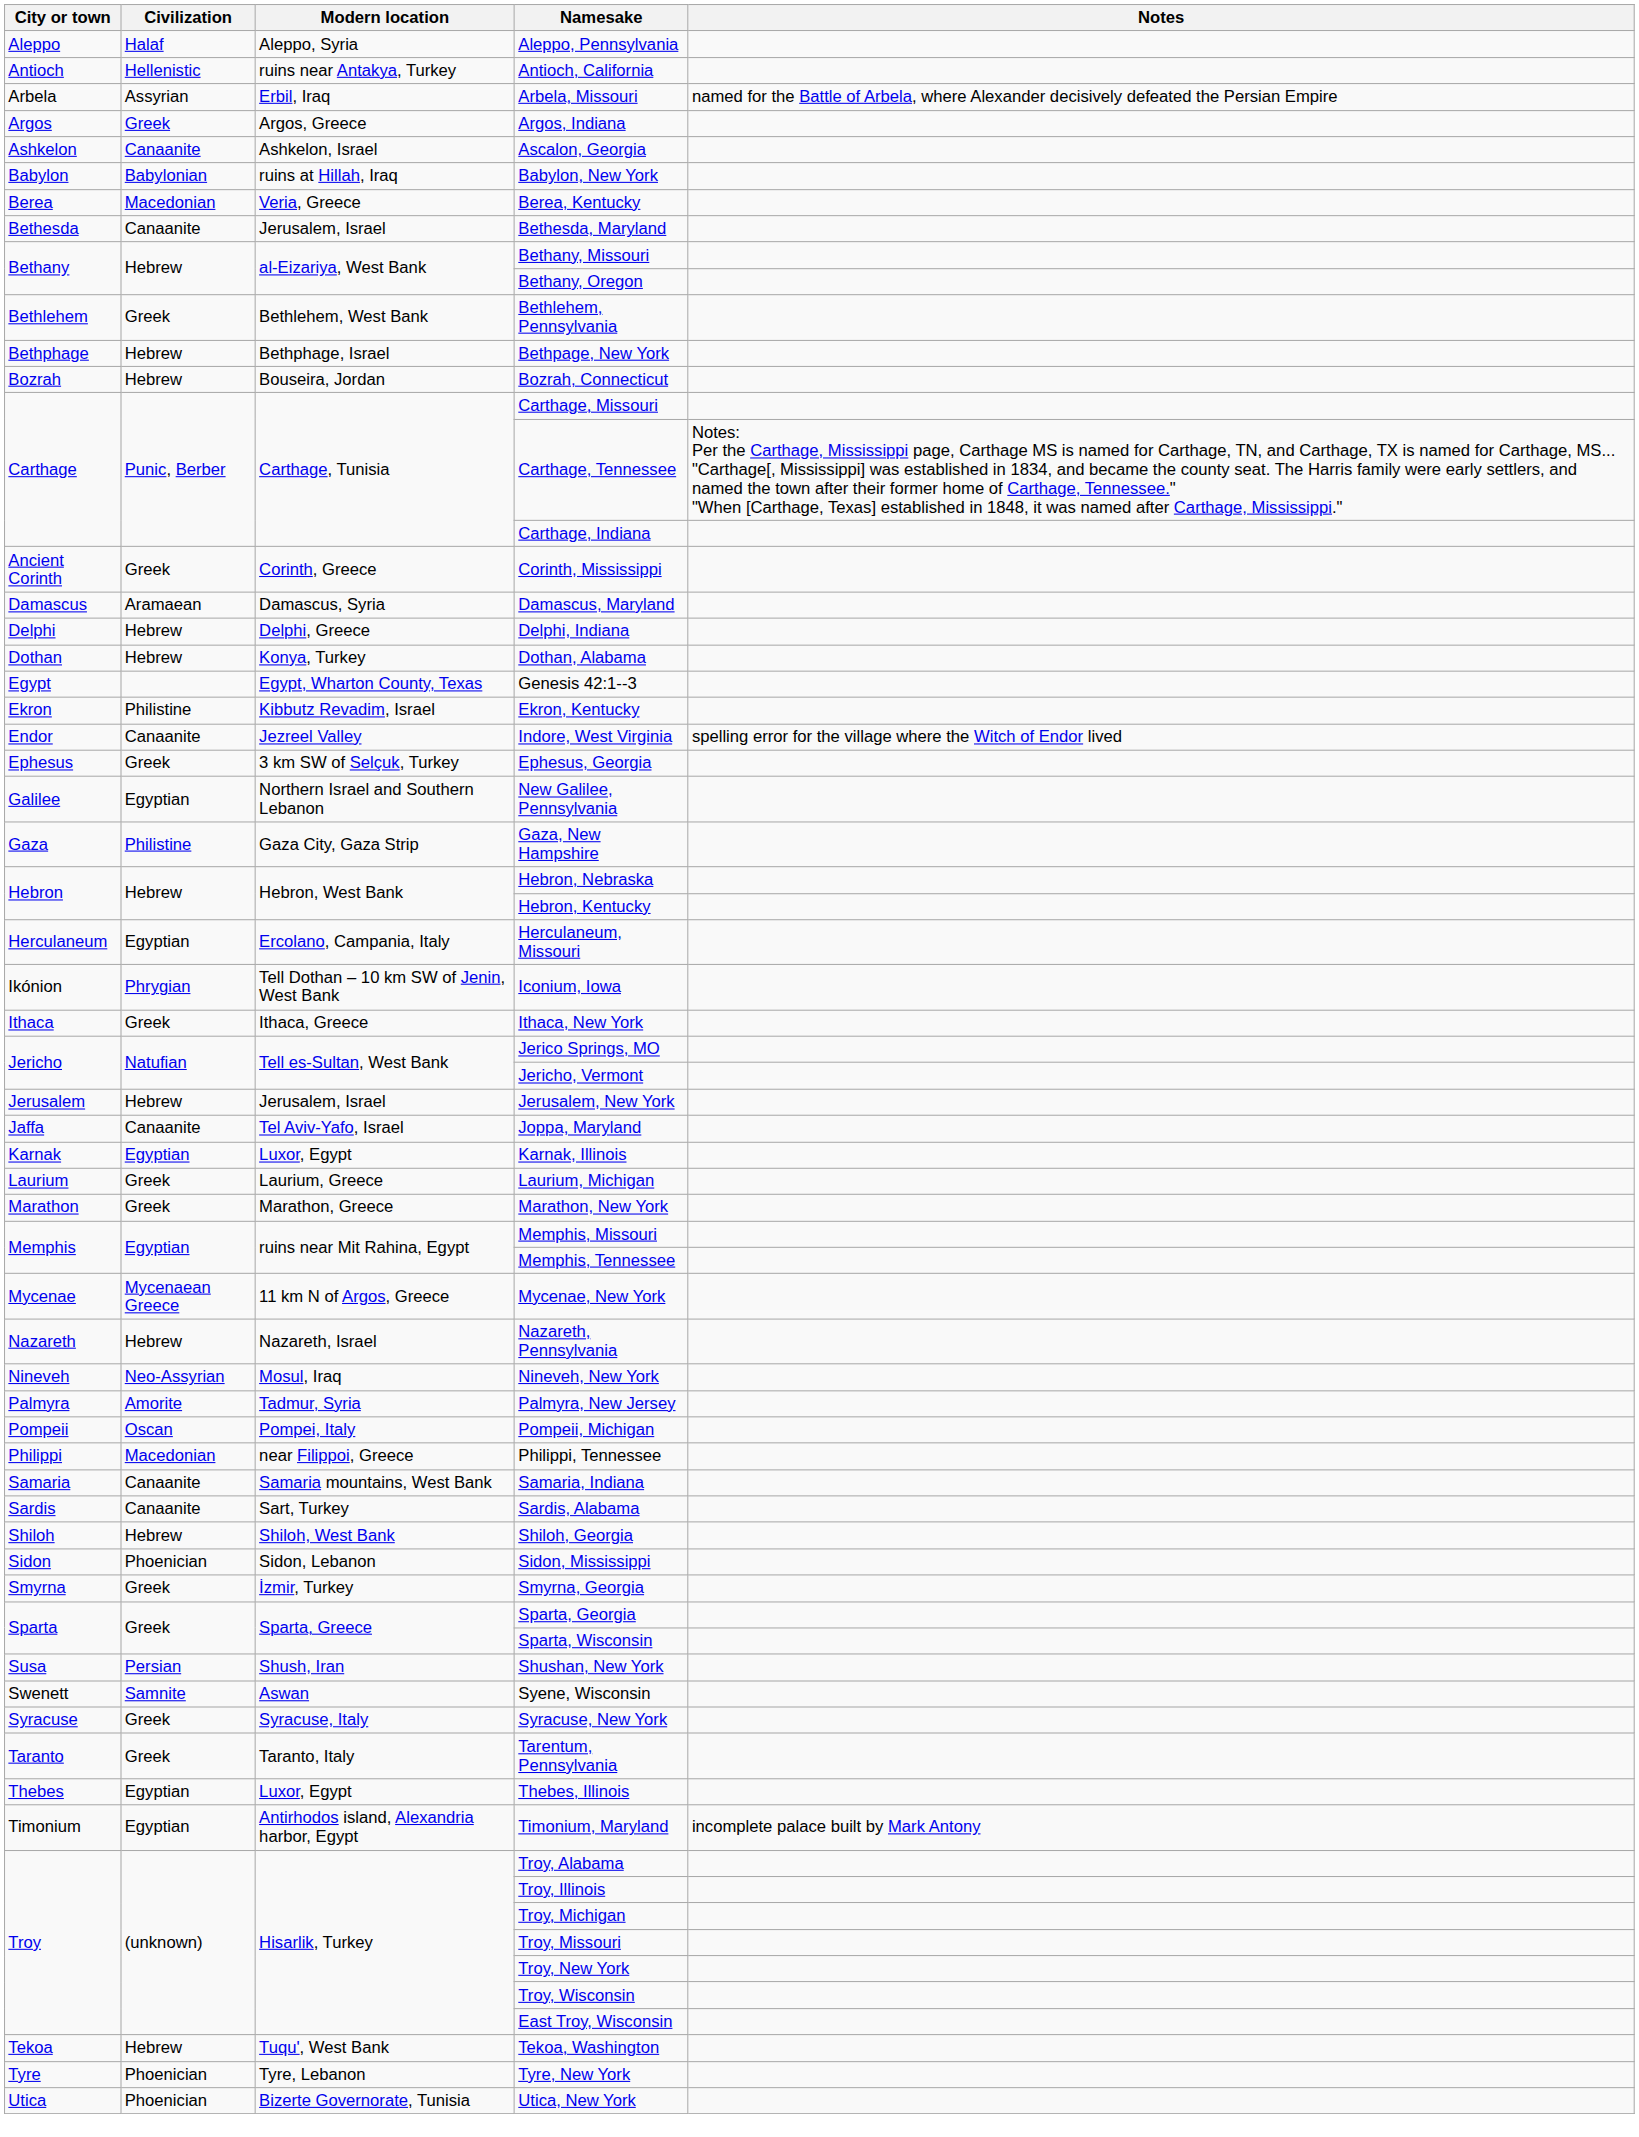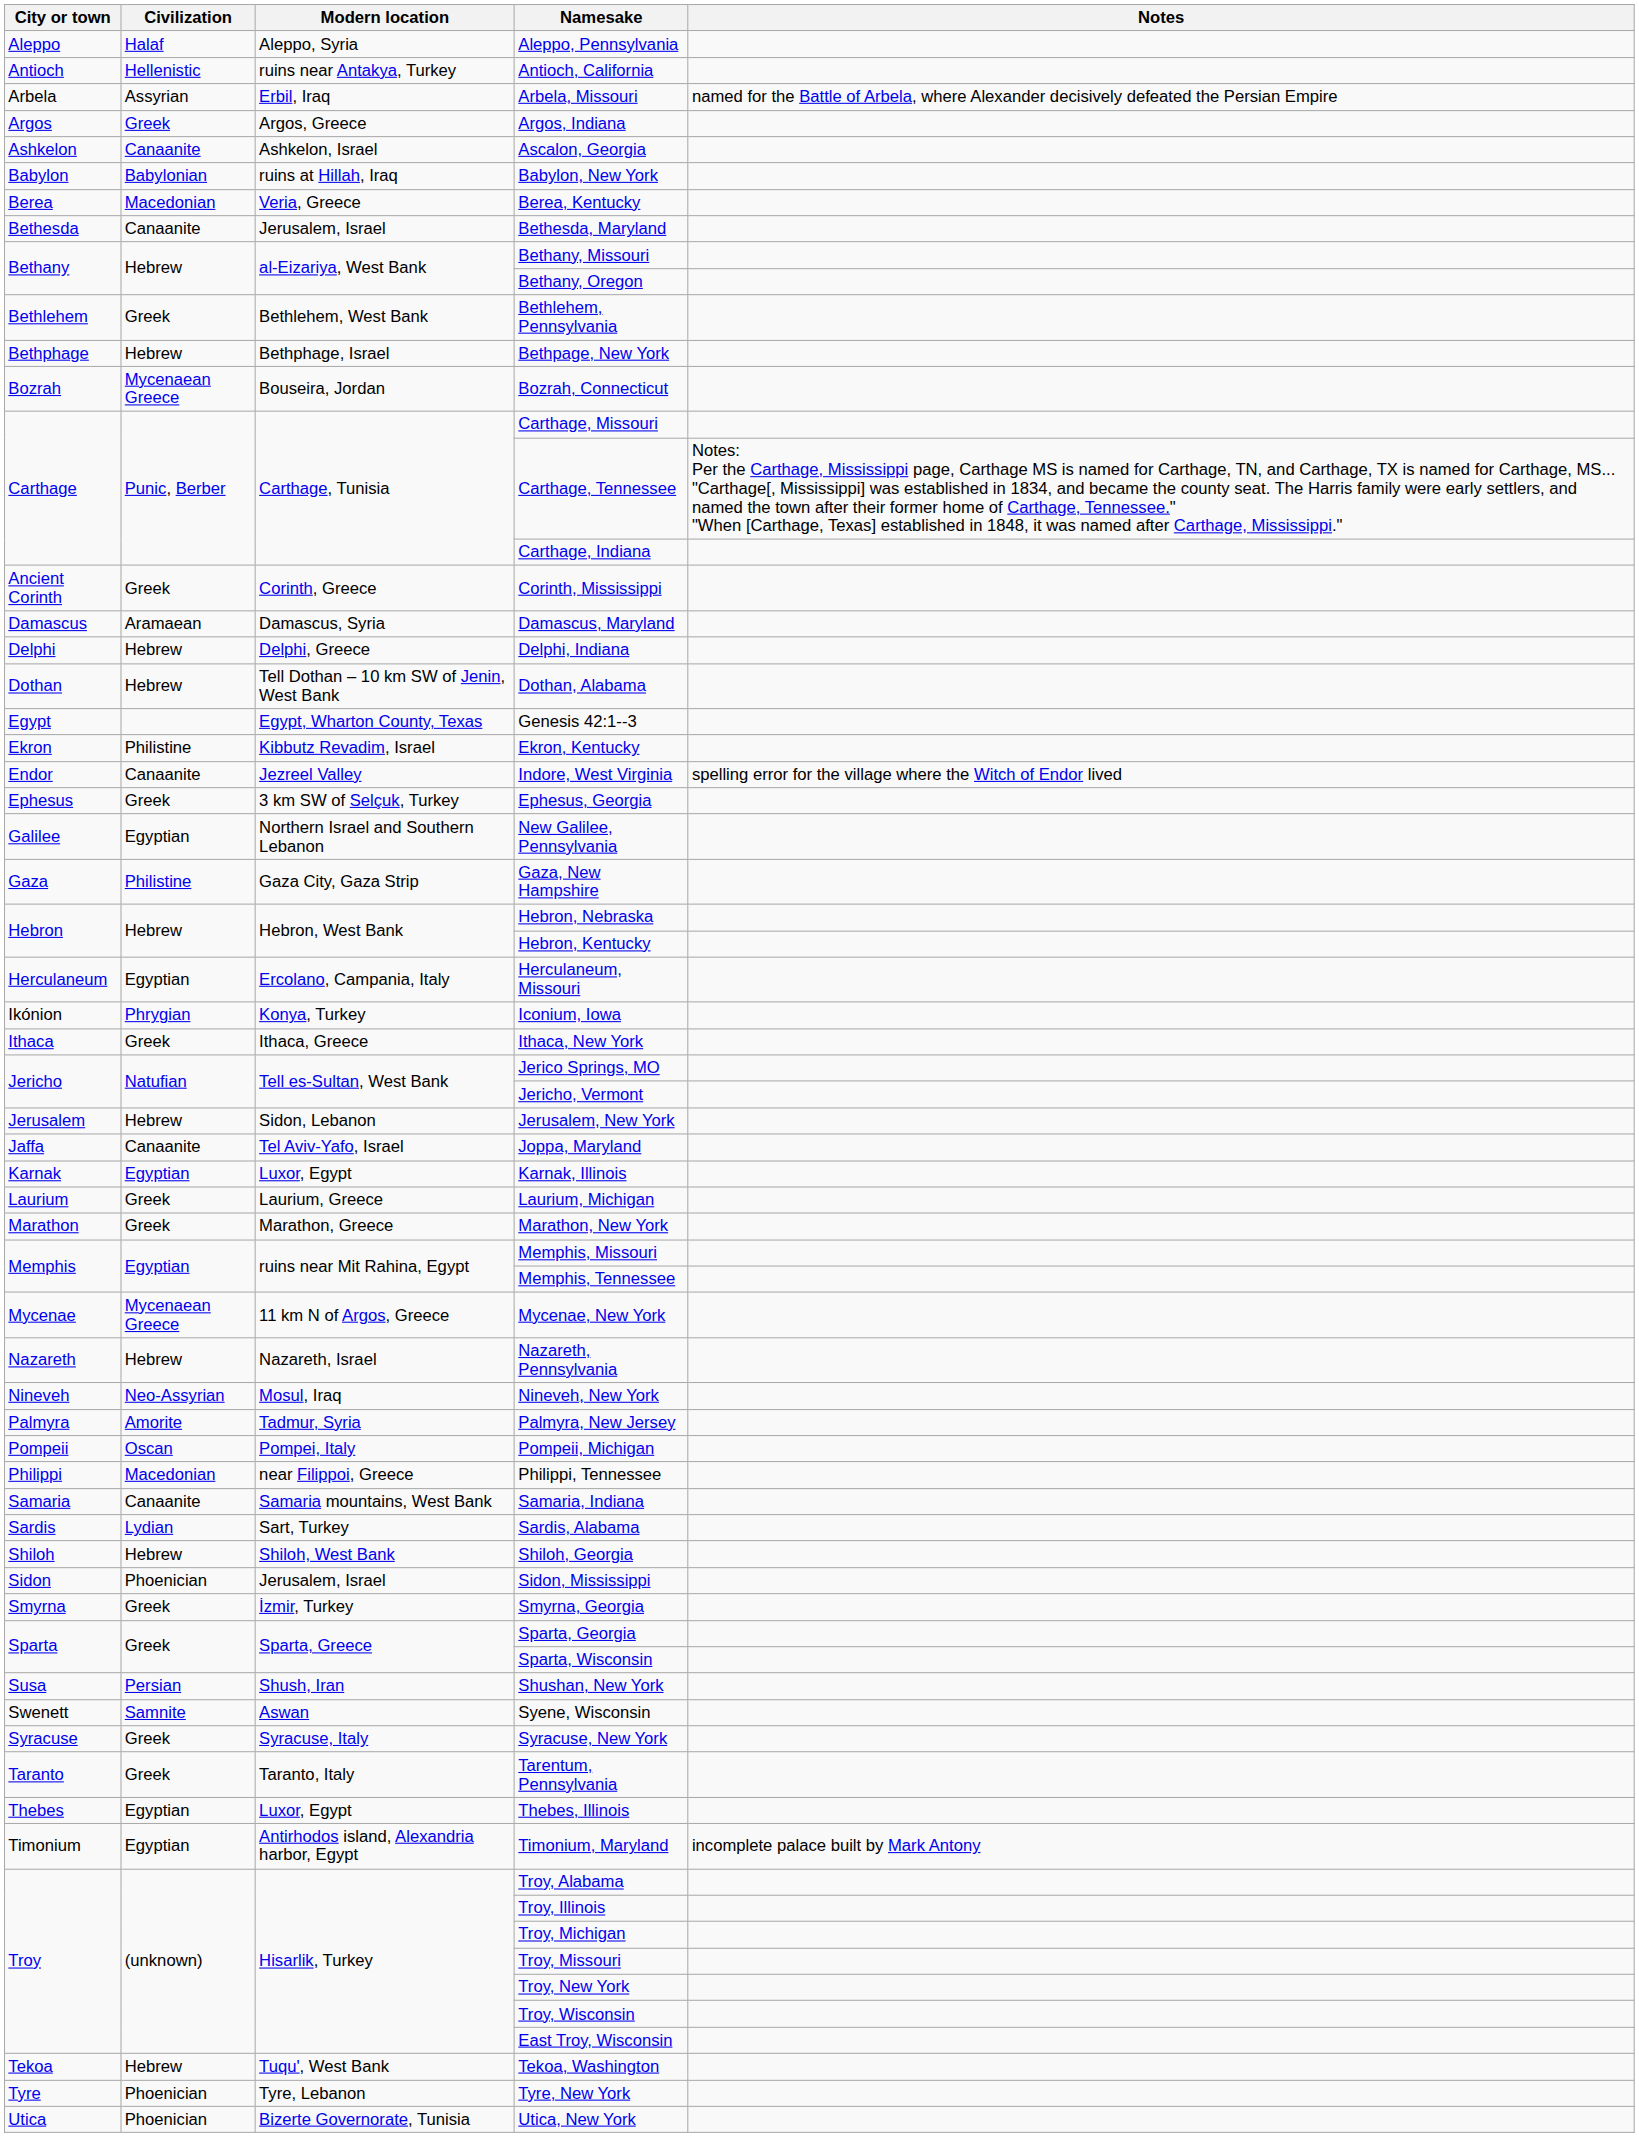(153, 379) Hebrew -> (168, 388) Mycenaean Greece
(312, 657) Konya, Turkey -> (382, 685) Tell Dothan – 10 km SW of Jenin, West Bank
(382, 987) Tell Dothan – 10 km SW of Jenin, West Bank -> (312, 1015) Konya, Turkey
(322, 1102) Jerusalem, Israel -> (317, 1120) Sidon, Lebanon
(163, 1509) Canaanite -> (149, 1527) Lydian
(317, 1561) Sidon, Lebanon -> (322, 1580) Jerusalem, Israel
